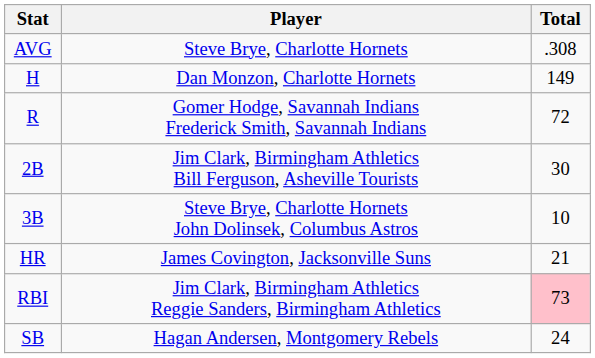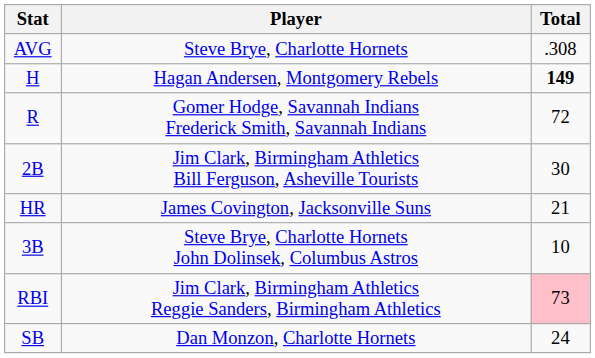(296, 78) Dan Monzon, Charlotte Hornets -> (296, 78) Hagan Andersen, Montgomery Rebels
(560, 78) normal -> (560, 78) bold
rows swapped: (33, 218) <-> (33, 258)
(296, 338) Hagan Andersen, Montgomery Rebels -> (296, 338) Dan Monzon, Charlotte Hornets
